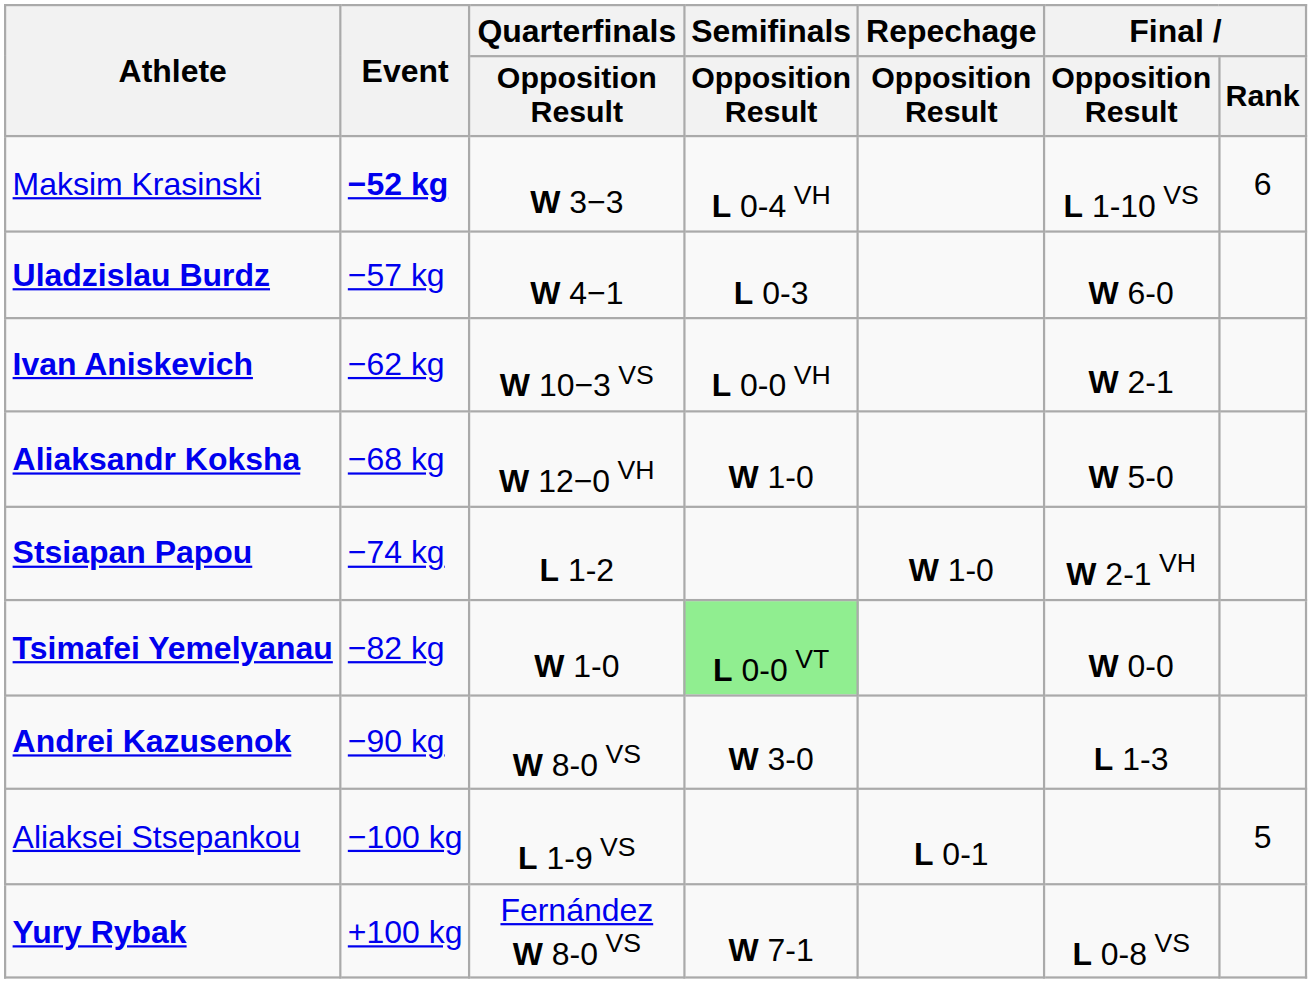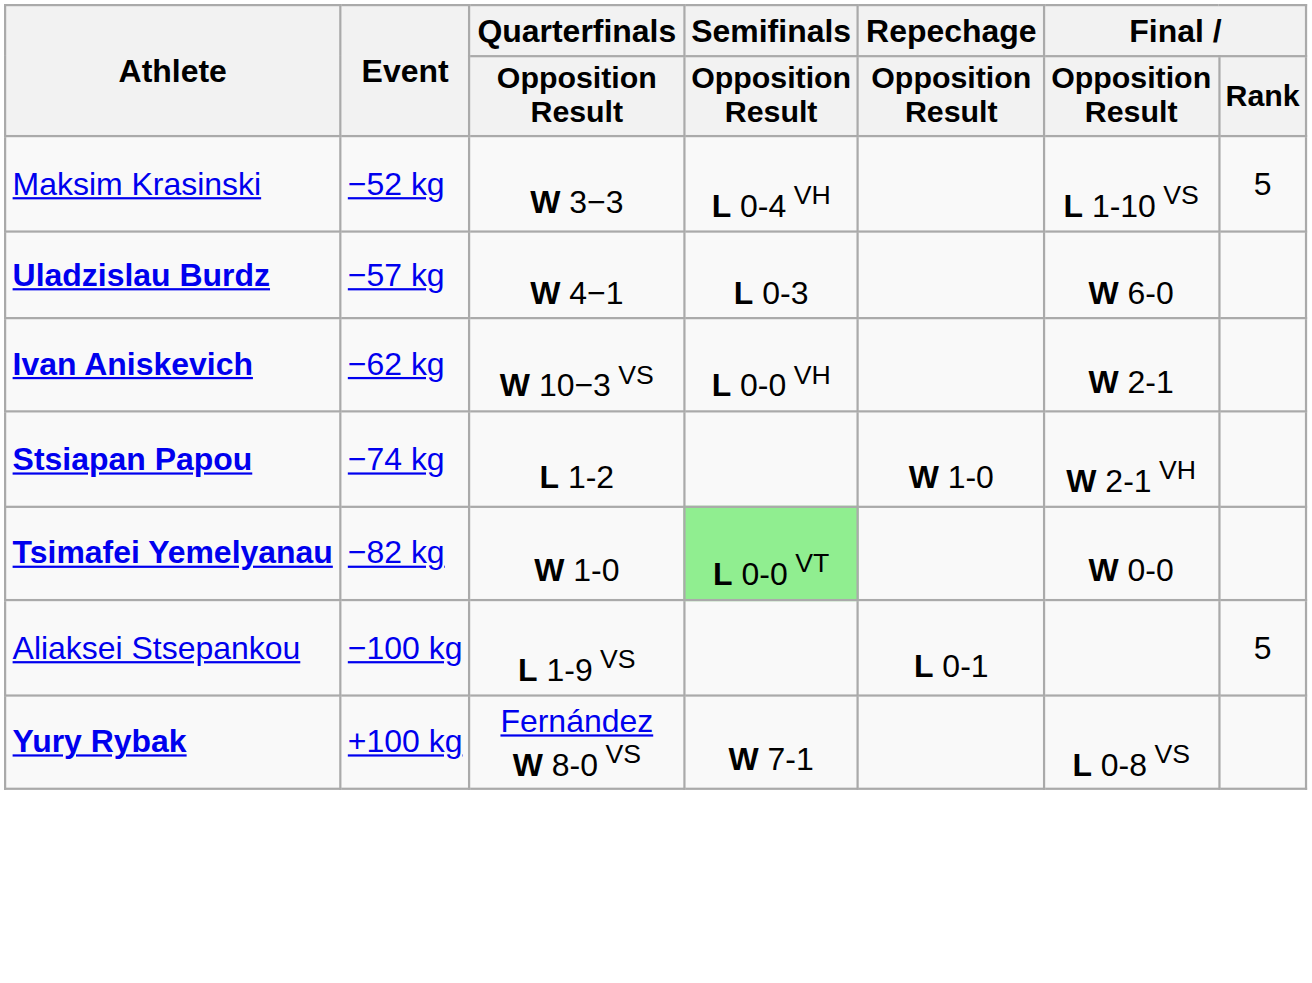(398, 184) bold -> (396, 184) normal
(1263, 184) 6 -> (1263, 184) 5
- row: (156, 459)
- row: (152, 742)
